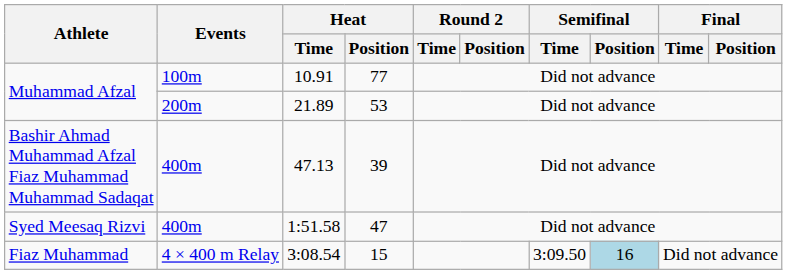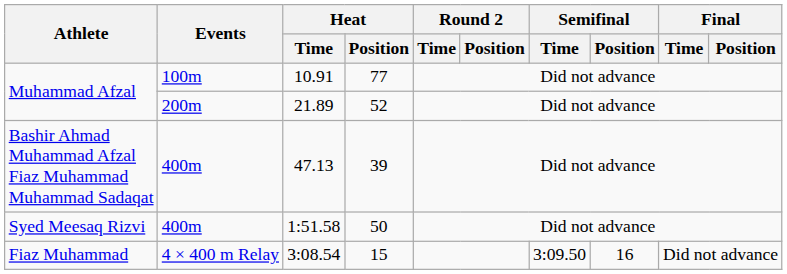(379, 106) 53 -> (379, 106) 52
(379, 226) 47 -> (379, 226) 50
(625, 255) lightblue background -> (625, 255) no background
